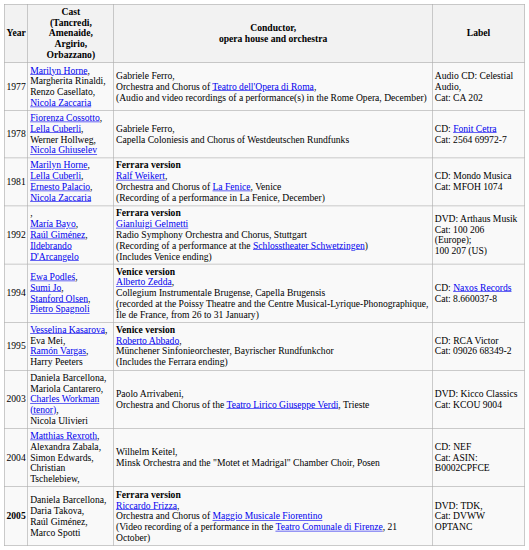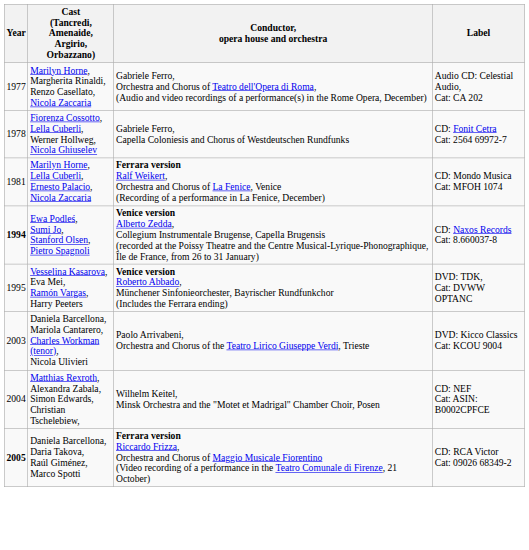- row: (59, 235)
(16, 293) normal -> (16, 235) bold
(473, 346) CD: RCA Victor Cat: 09026 68349-2 -> (460, 288) DVD: TDK, Cat: DVWW OPTANC
(460, 516) DVD: TDK, Cat: DVWW OPTANC -> (473, 457) CD: RCA Victor Cat: 09026 68349-2
